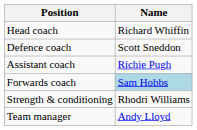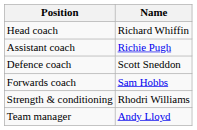rows swapped: (41, 64) <-> (39, 47)
(143, 82) lightblue background -> (143, 82) no background
